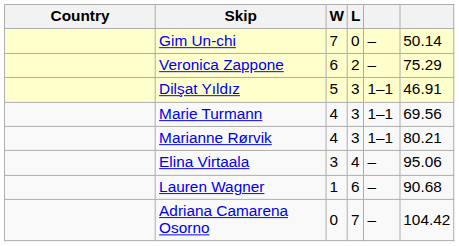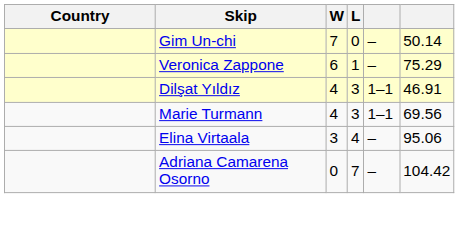(355, 65) 2 -> (355, 65) 1
(334, 89) 5 -> (334, 89) 4
- row: (215, 138)
- row: (212, 187)
